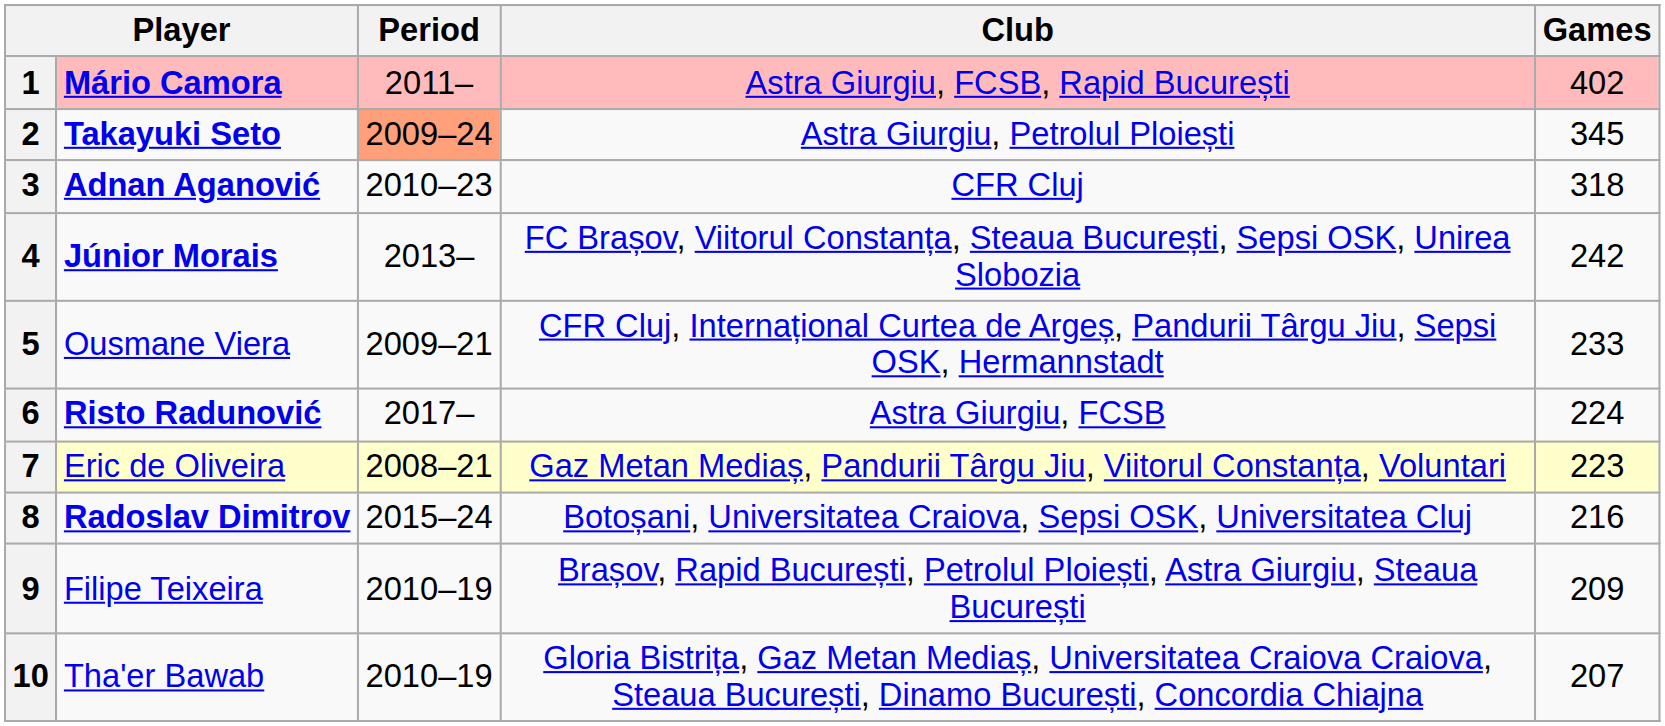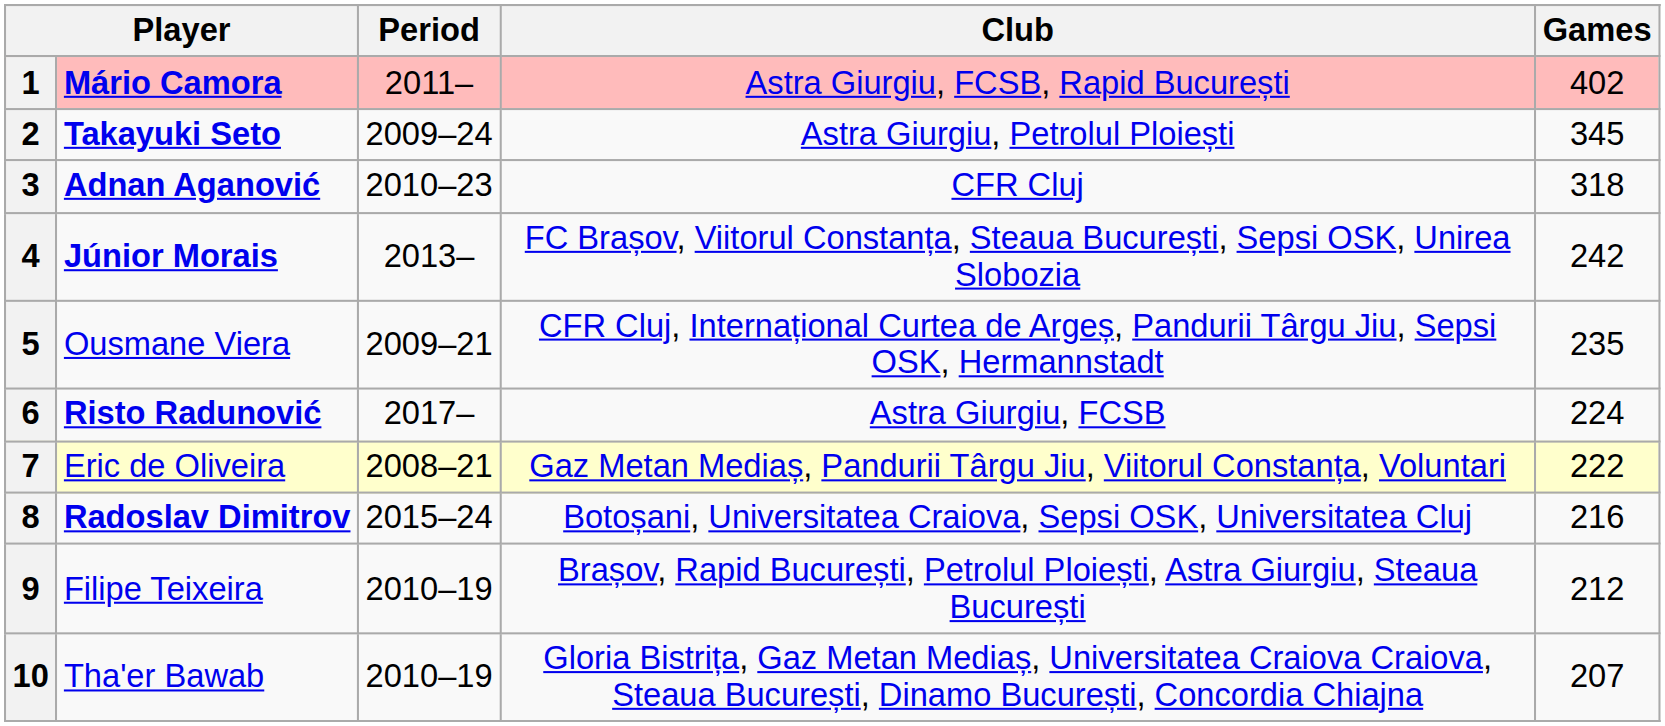(429, 133) lightsalmon background -> (429, 133) no background
(1597, 344) 233 -> (1597, 344) 235
(1597, 466) 223 -> (1597, 466) 222
(1597, 588) 209 -> (1597, 588) 212
